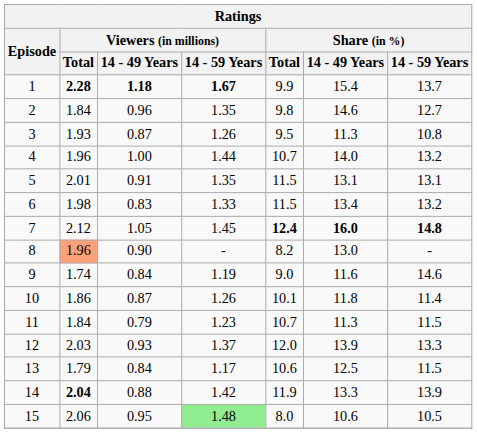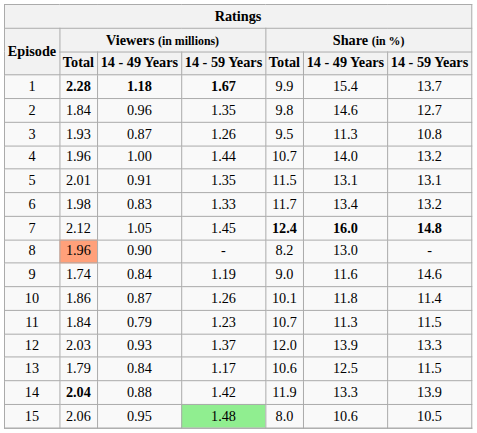(284, 204) 11.5 -> (284, 204) 11.7
